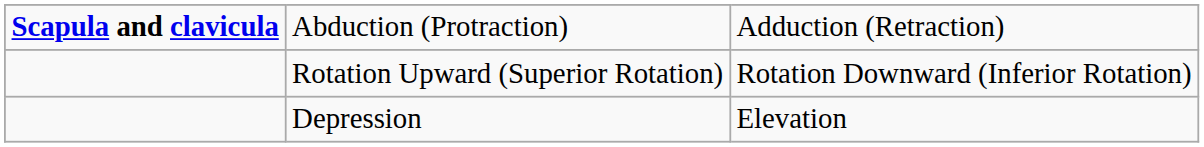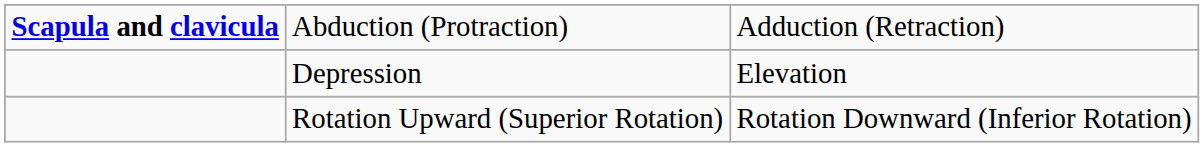rows swapped: (357, 118) <-> (508, 73)
